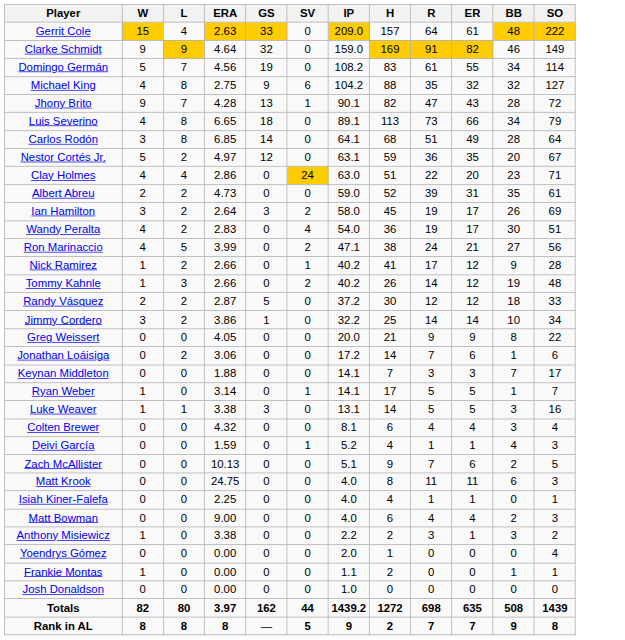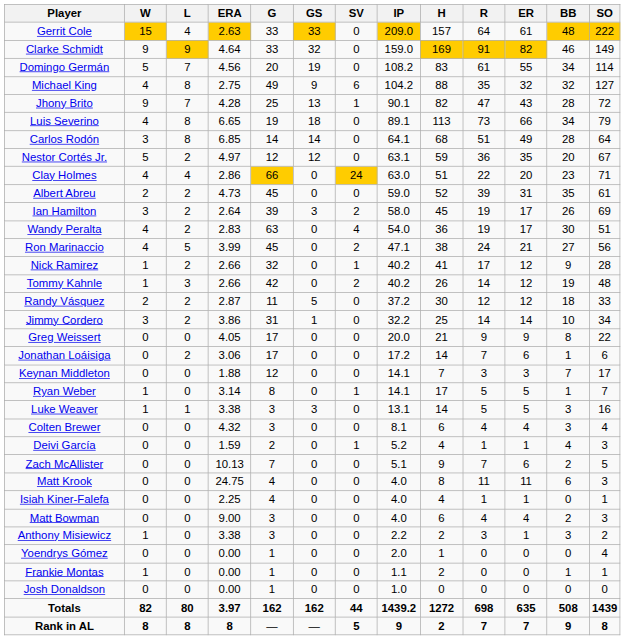+ column: (272, 13)
